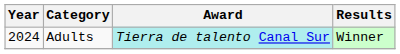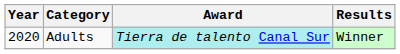(24, 38) 2024 -> (24, 38) 2020
